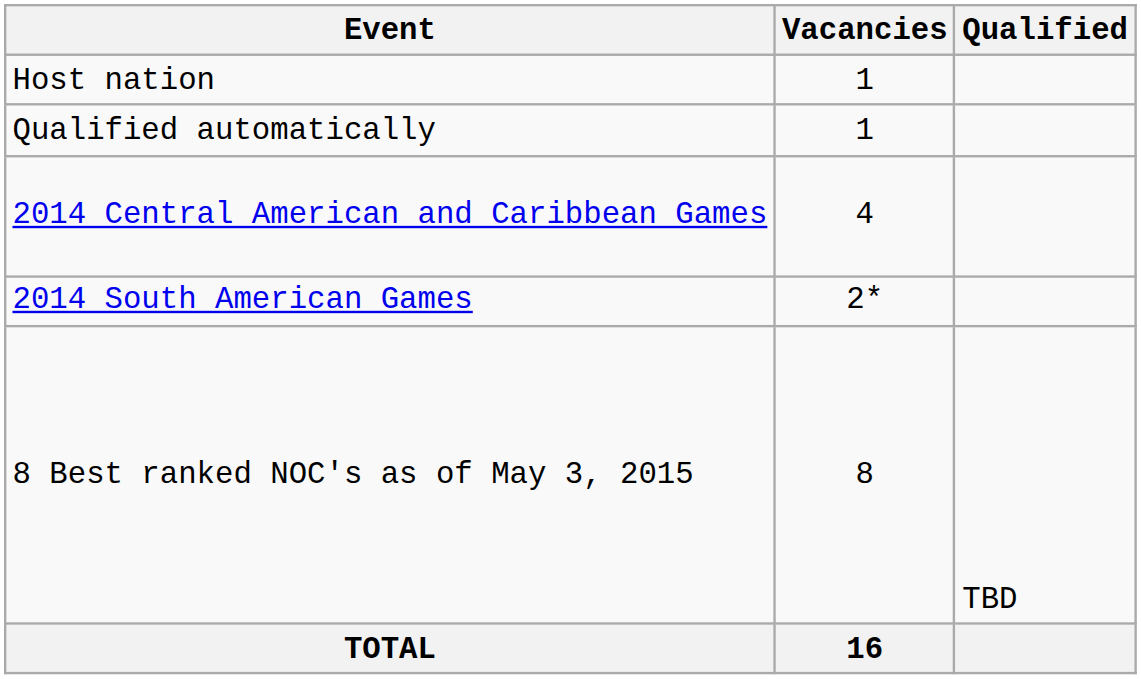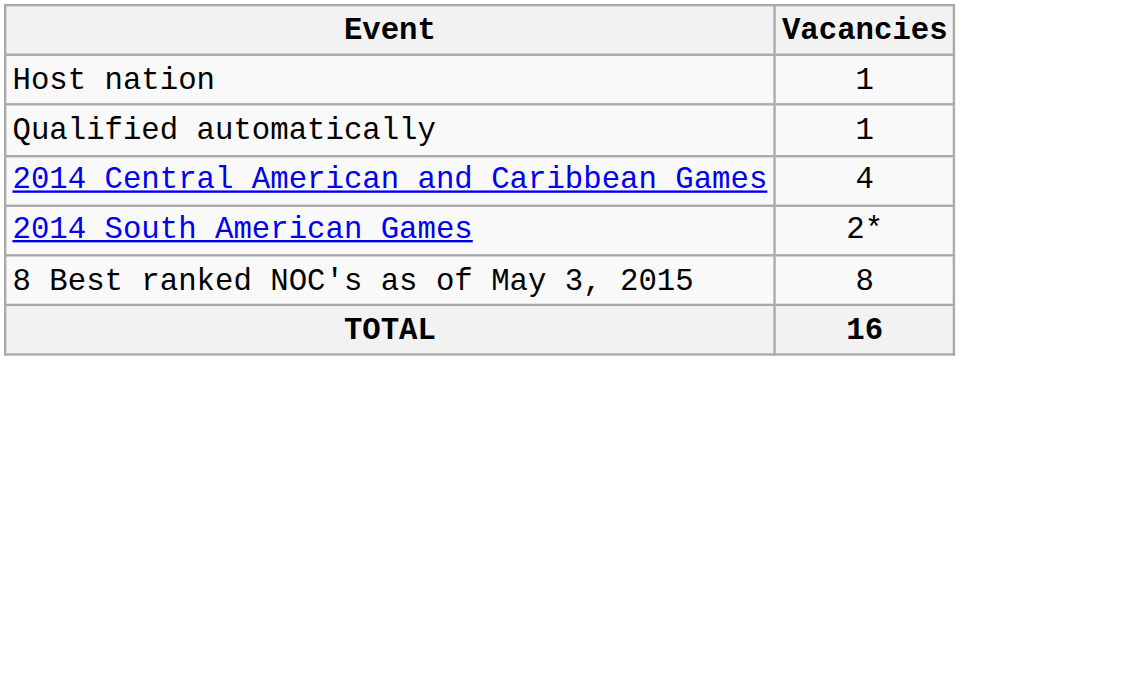- column: (1045, 30)
